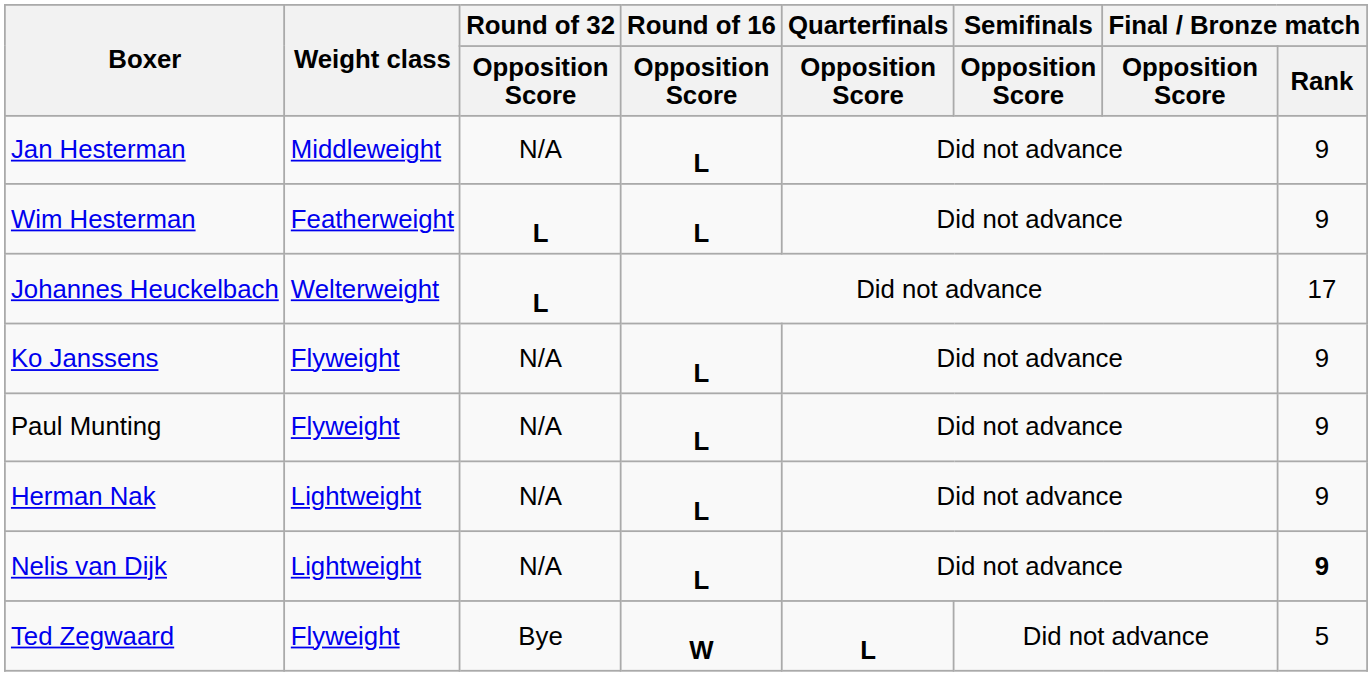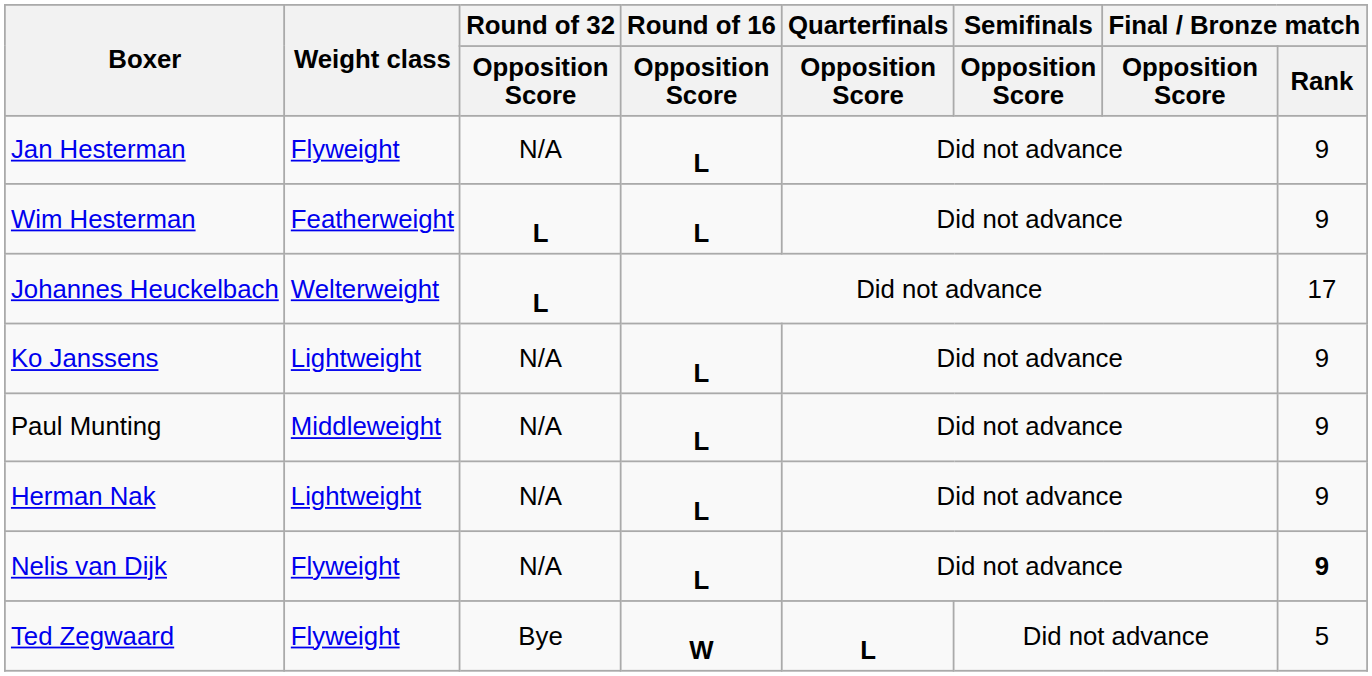(366, 150) Middleweight -> (345, 150) Flyweight
(345, 358) Flyweight -> (356, 358) Lightweight
(345, 428) Flyweight -> (366, 428) Middleweight
(356, 566) Lightweight -> (345, 566) Flyweight
